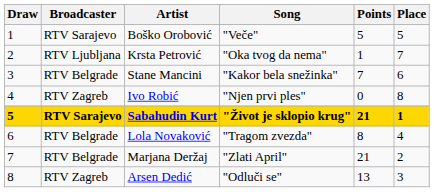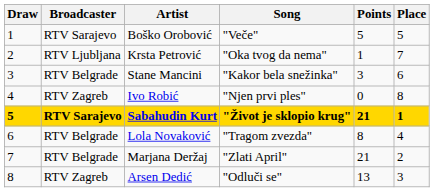(360, 75) 7 -> (360, 75) 3
